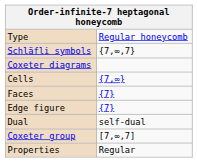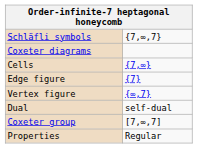- row: (18, 36)
- row: (20, 93)
+ row: (41, 93)
